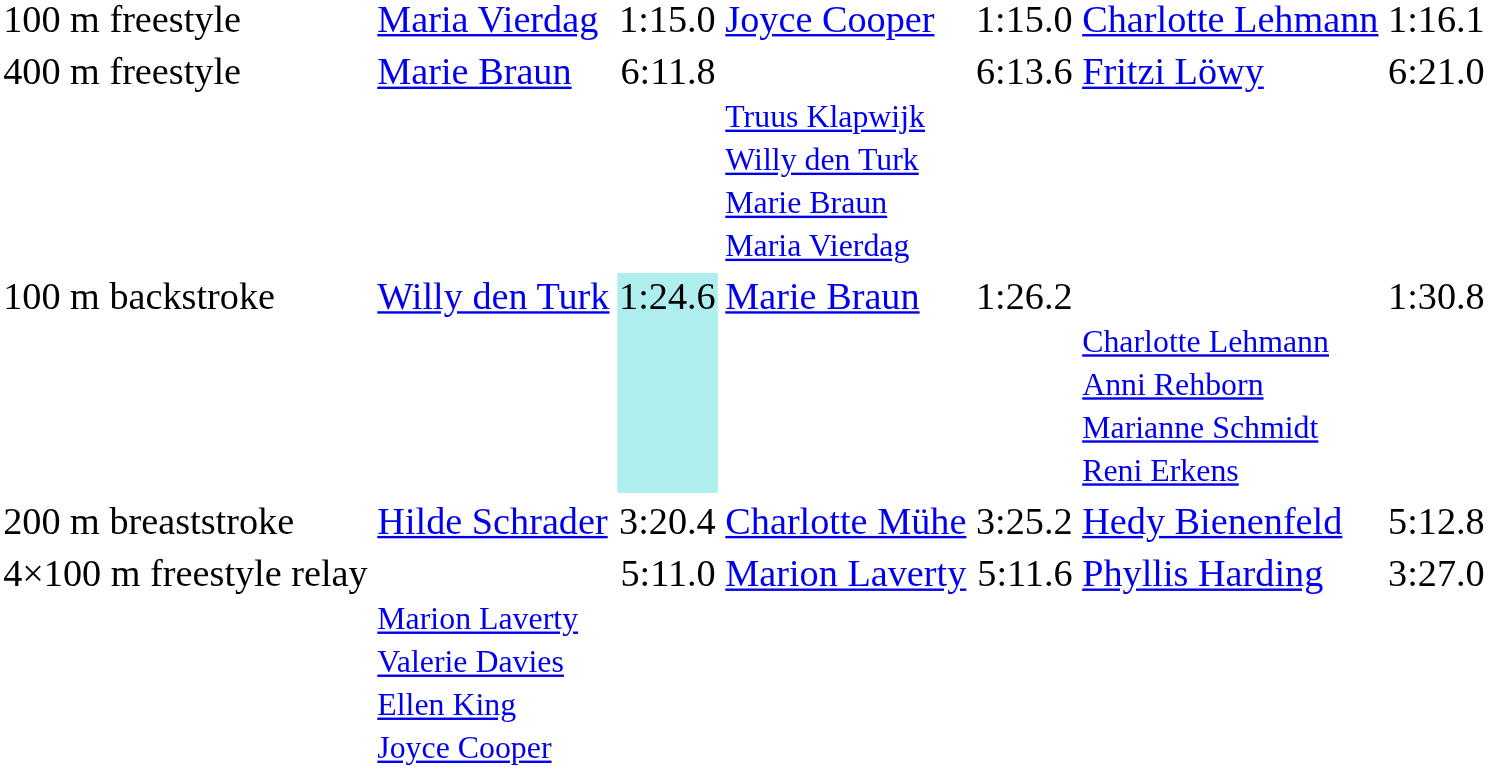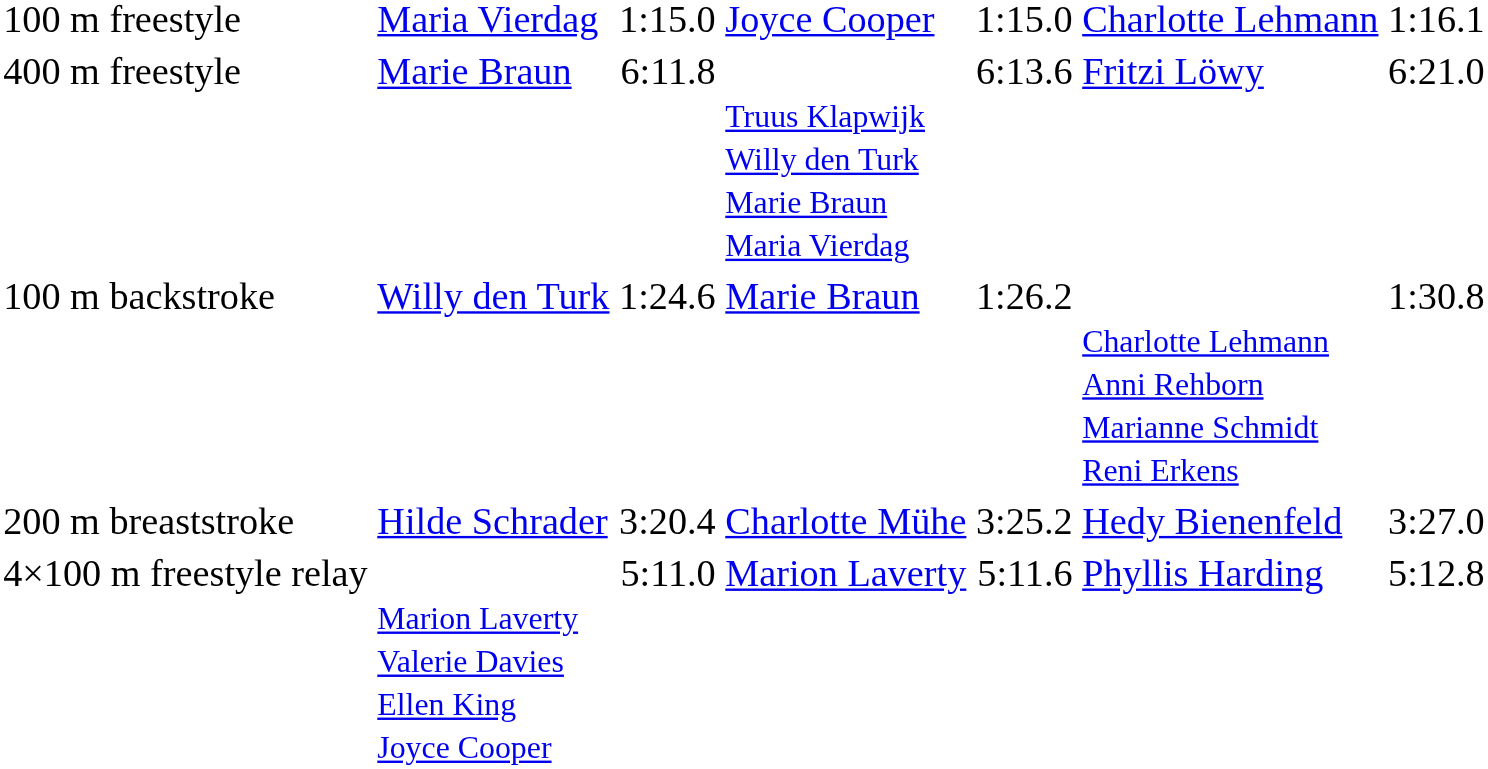(667, 296) paleturquoise background -> (667, 296) no background
(1436, 520) 5:12.8 -> (1436, 520) 3:27.0
(1436, 573) 3:27.0 -> (1436, 573) 5:12.8
